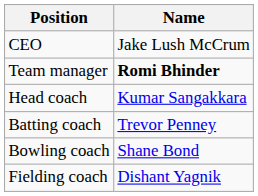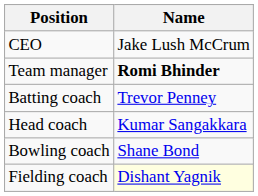rows swapped: (48, 97) <-> (55, 124)
(169, 177) no background -> (169, 177) lightyellow background
